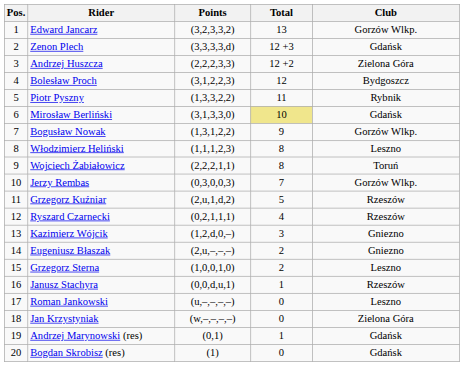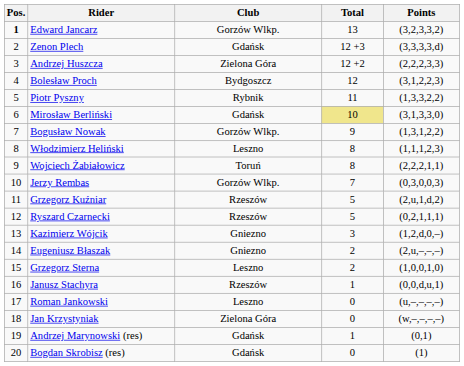columns swapped: (386, 12) <-> (213, 12)
(16, 29) normal -> (16, 29) bold
(281, 216) 4 -> (352, 216) 5
